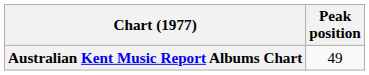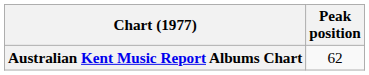(335, 57) 49 -> (335, 57) 62
